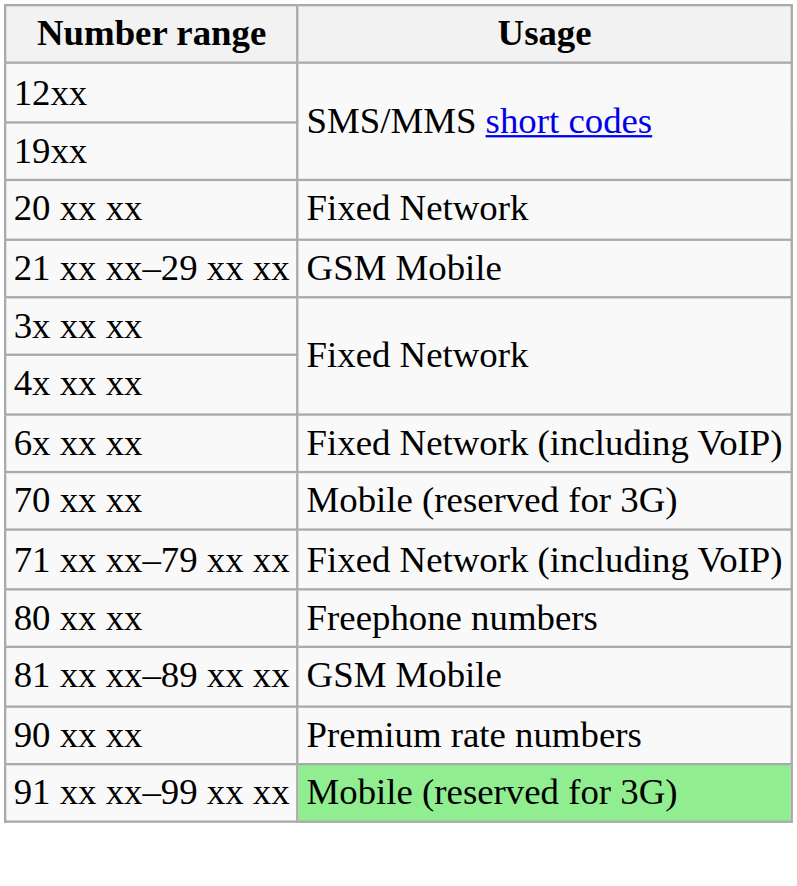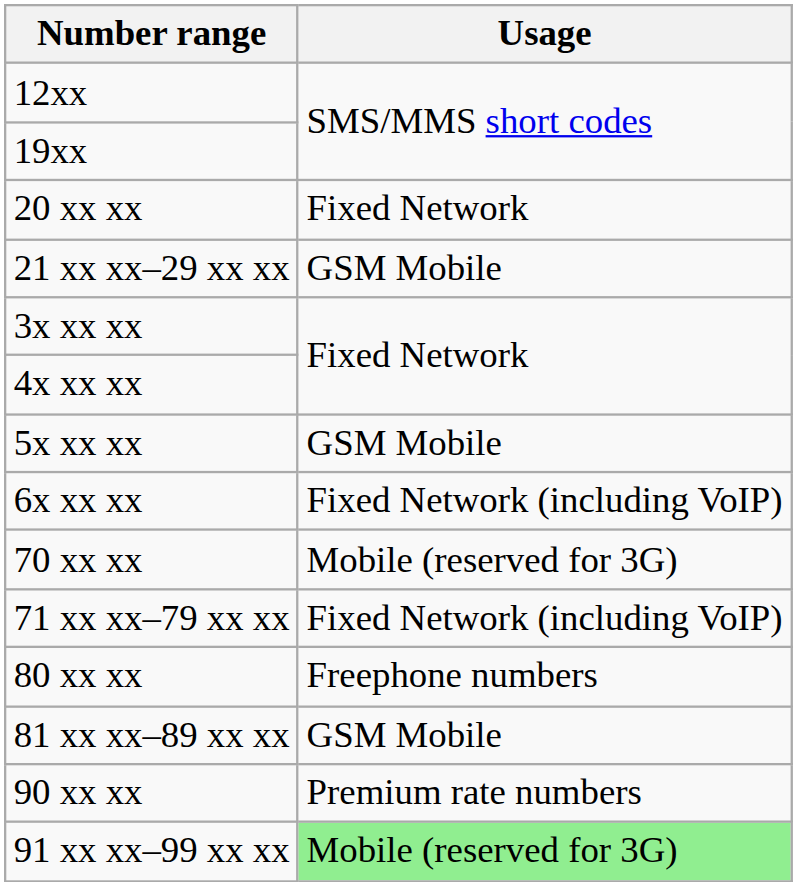+ row: (78, 442)
